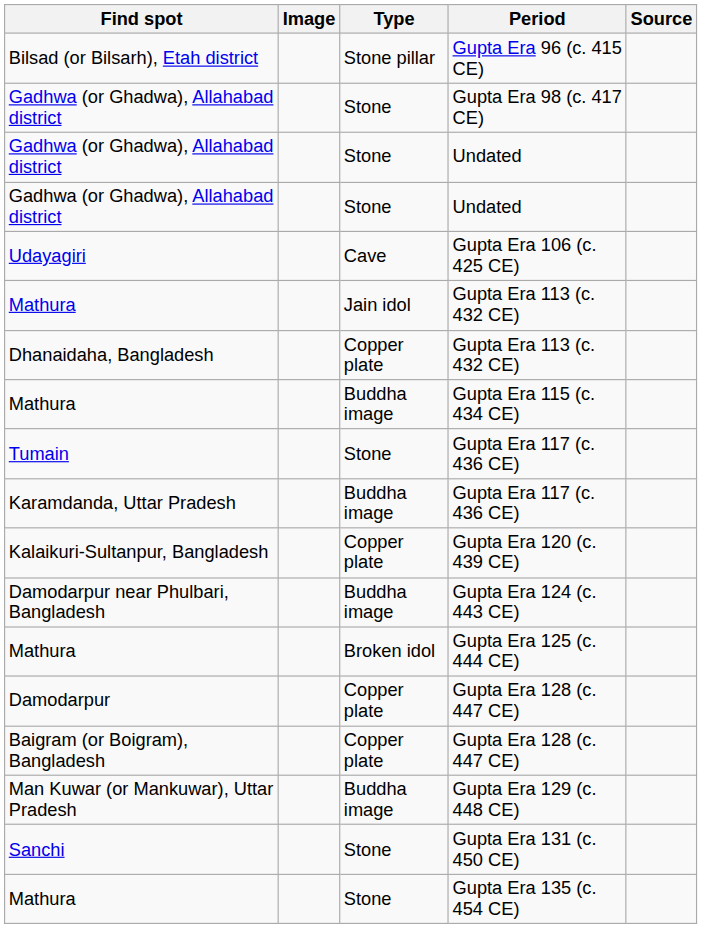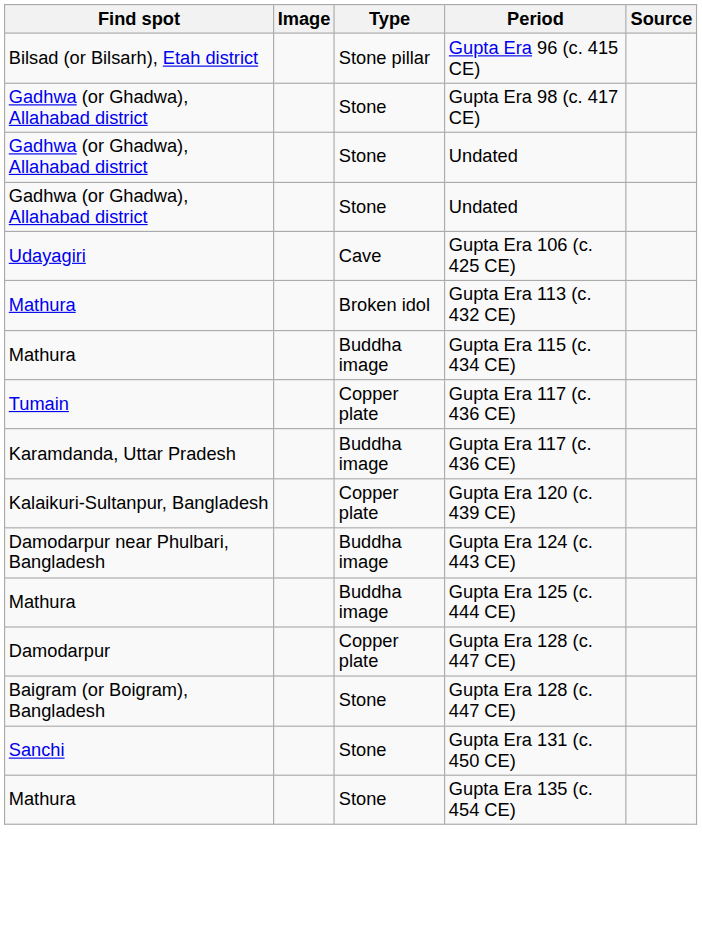(377, 305) Jain idol -> (384, 305) Broken idol
- row: (111, 354)
(368, 453) Stone -> (369, 404) Copper plate
(389, 651) Broken idol -> (370, 602) Buddha image
(374, 750) Copper plate -> (363, 700) Stone
- row: (141, 799)
